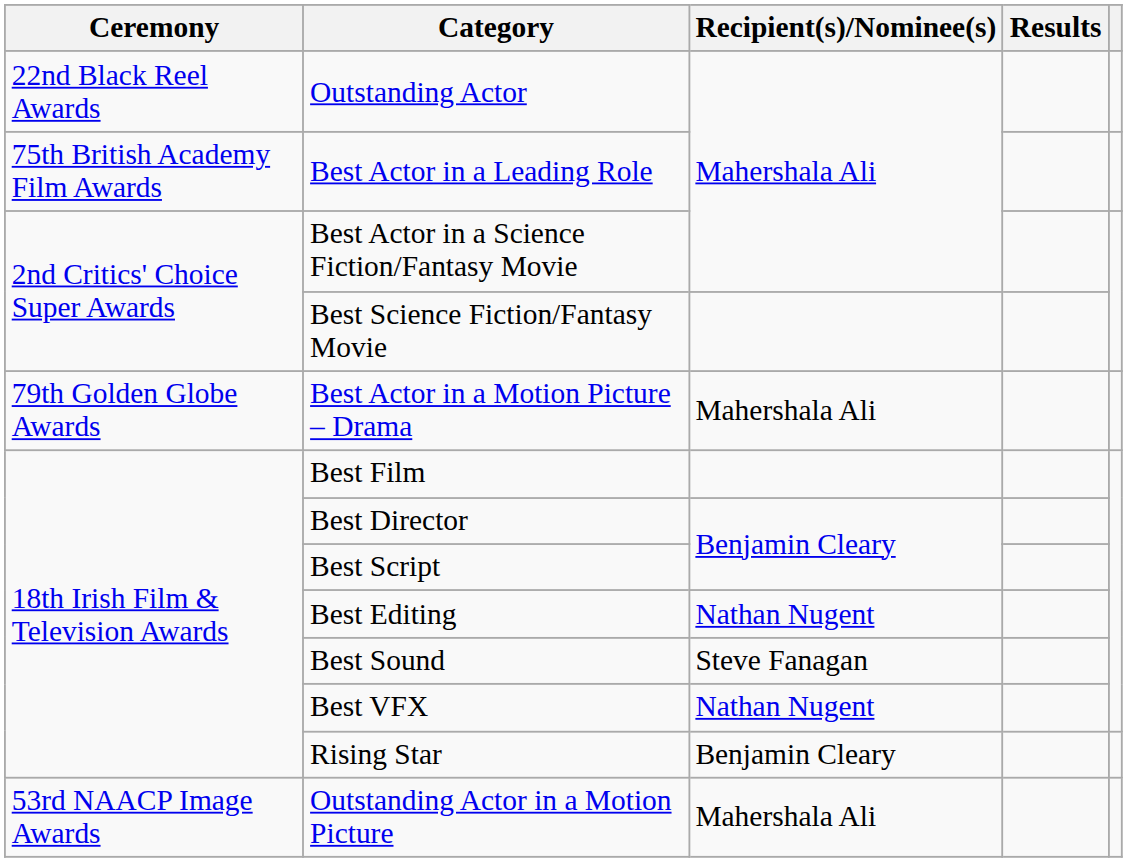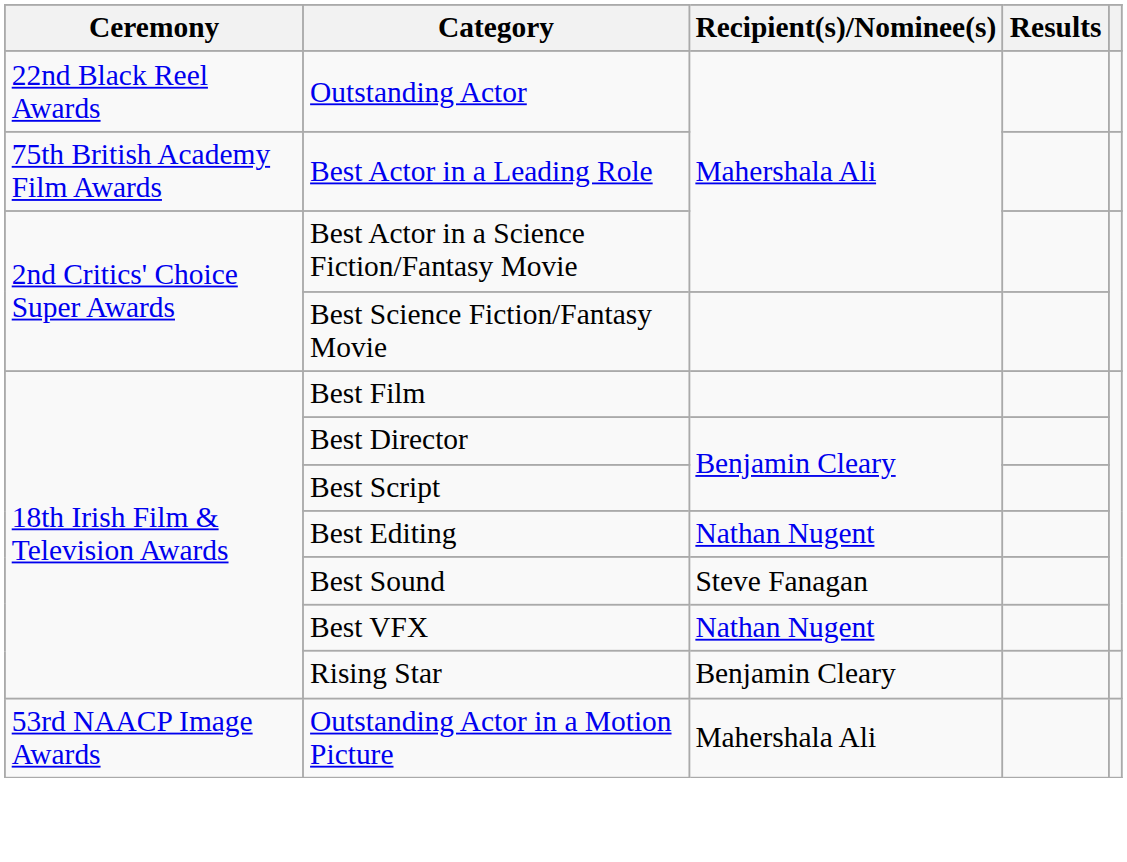- row: (490, 410)
